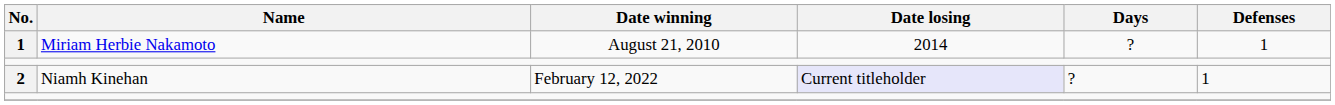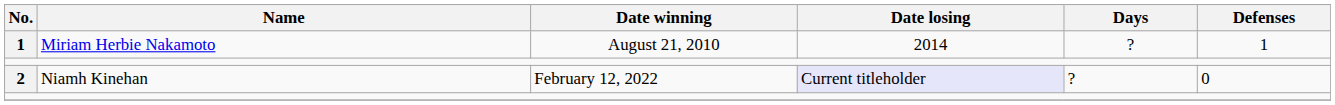(1205, 78) 1 -> (1205, 78) 0
